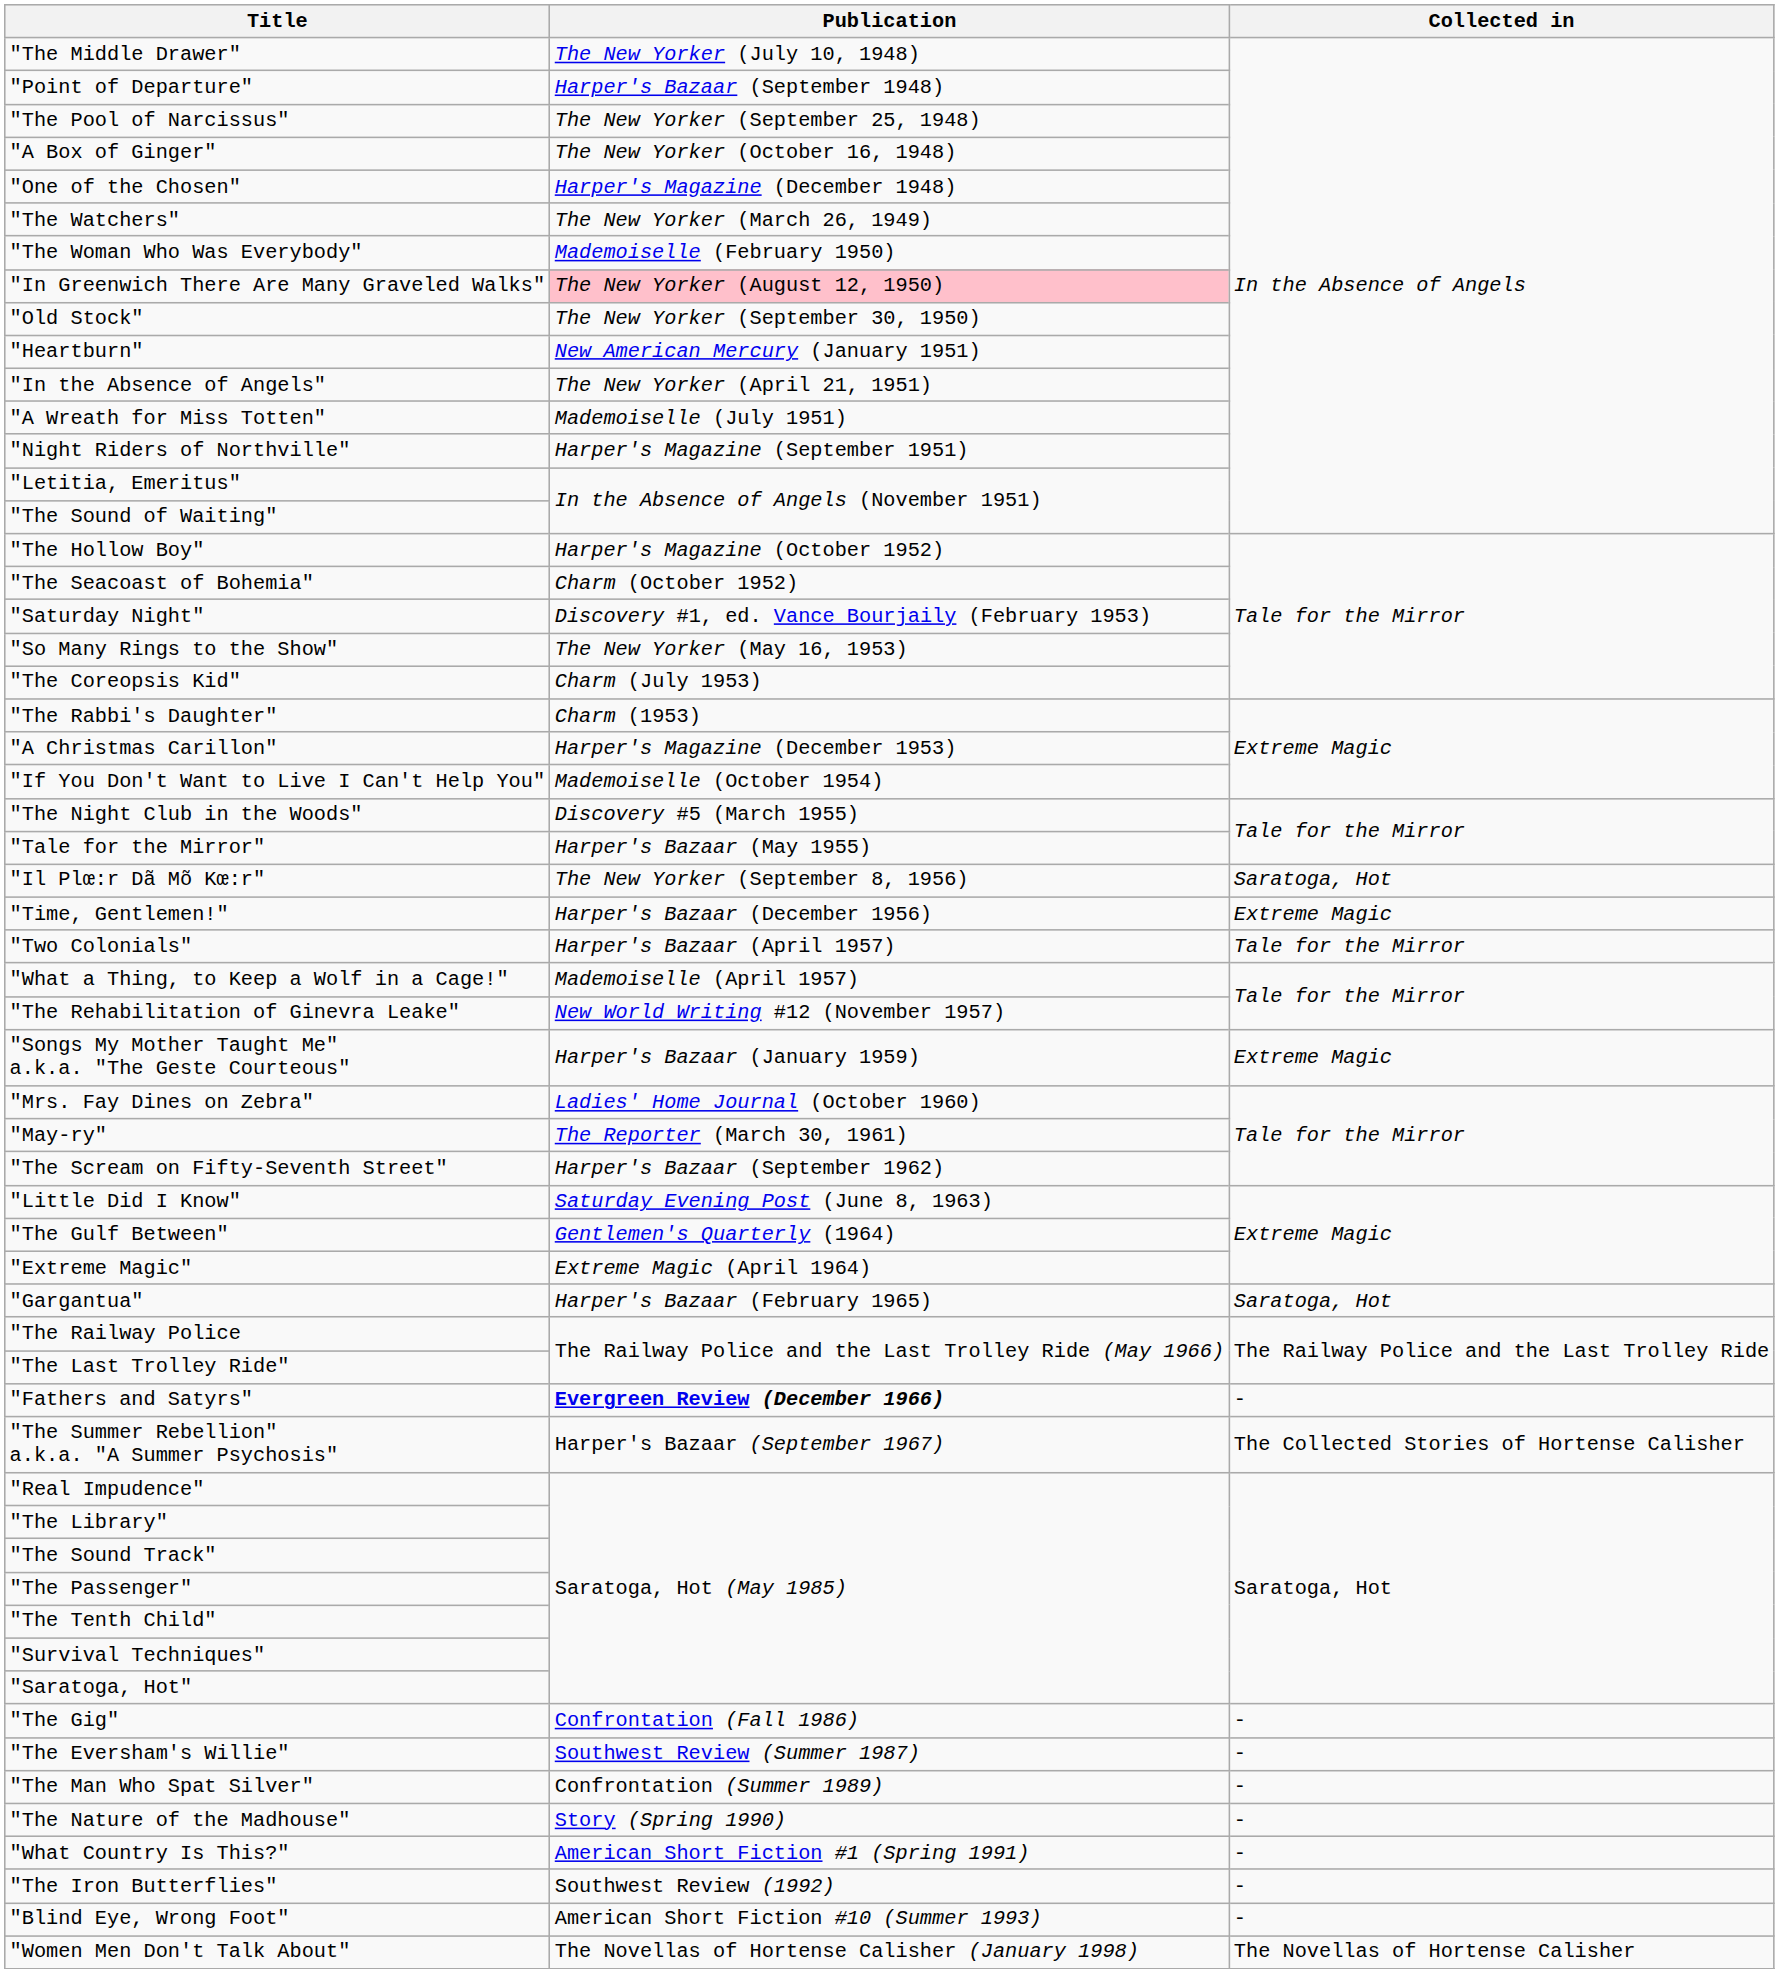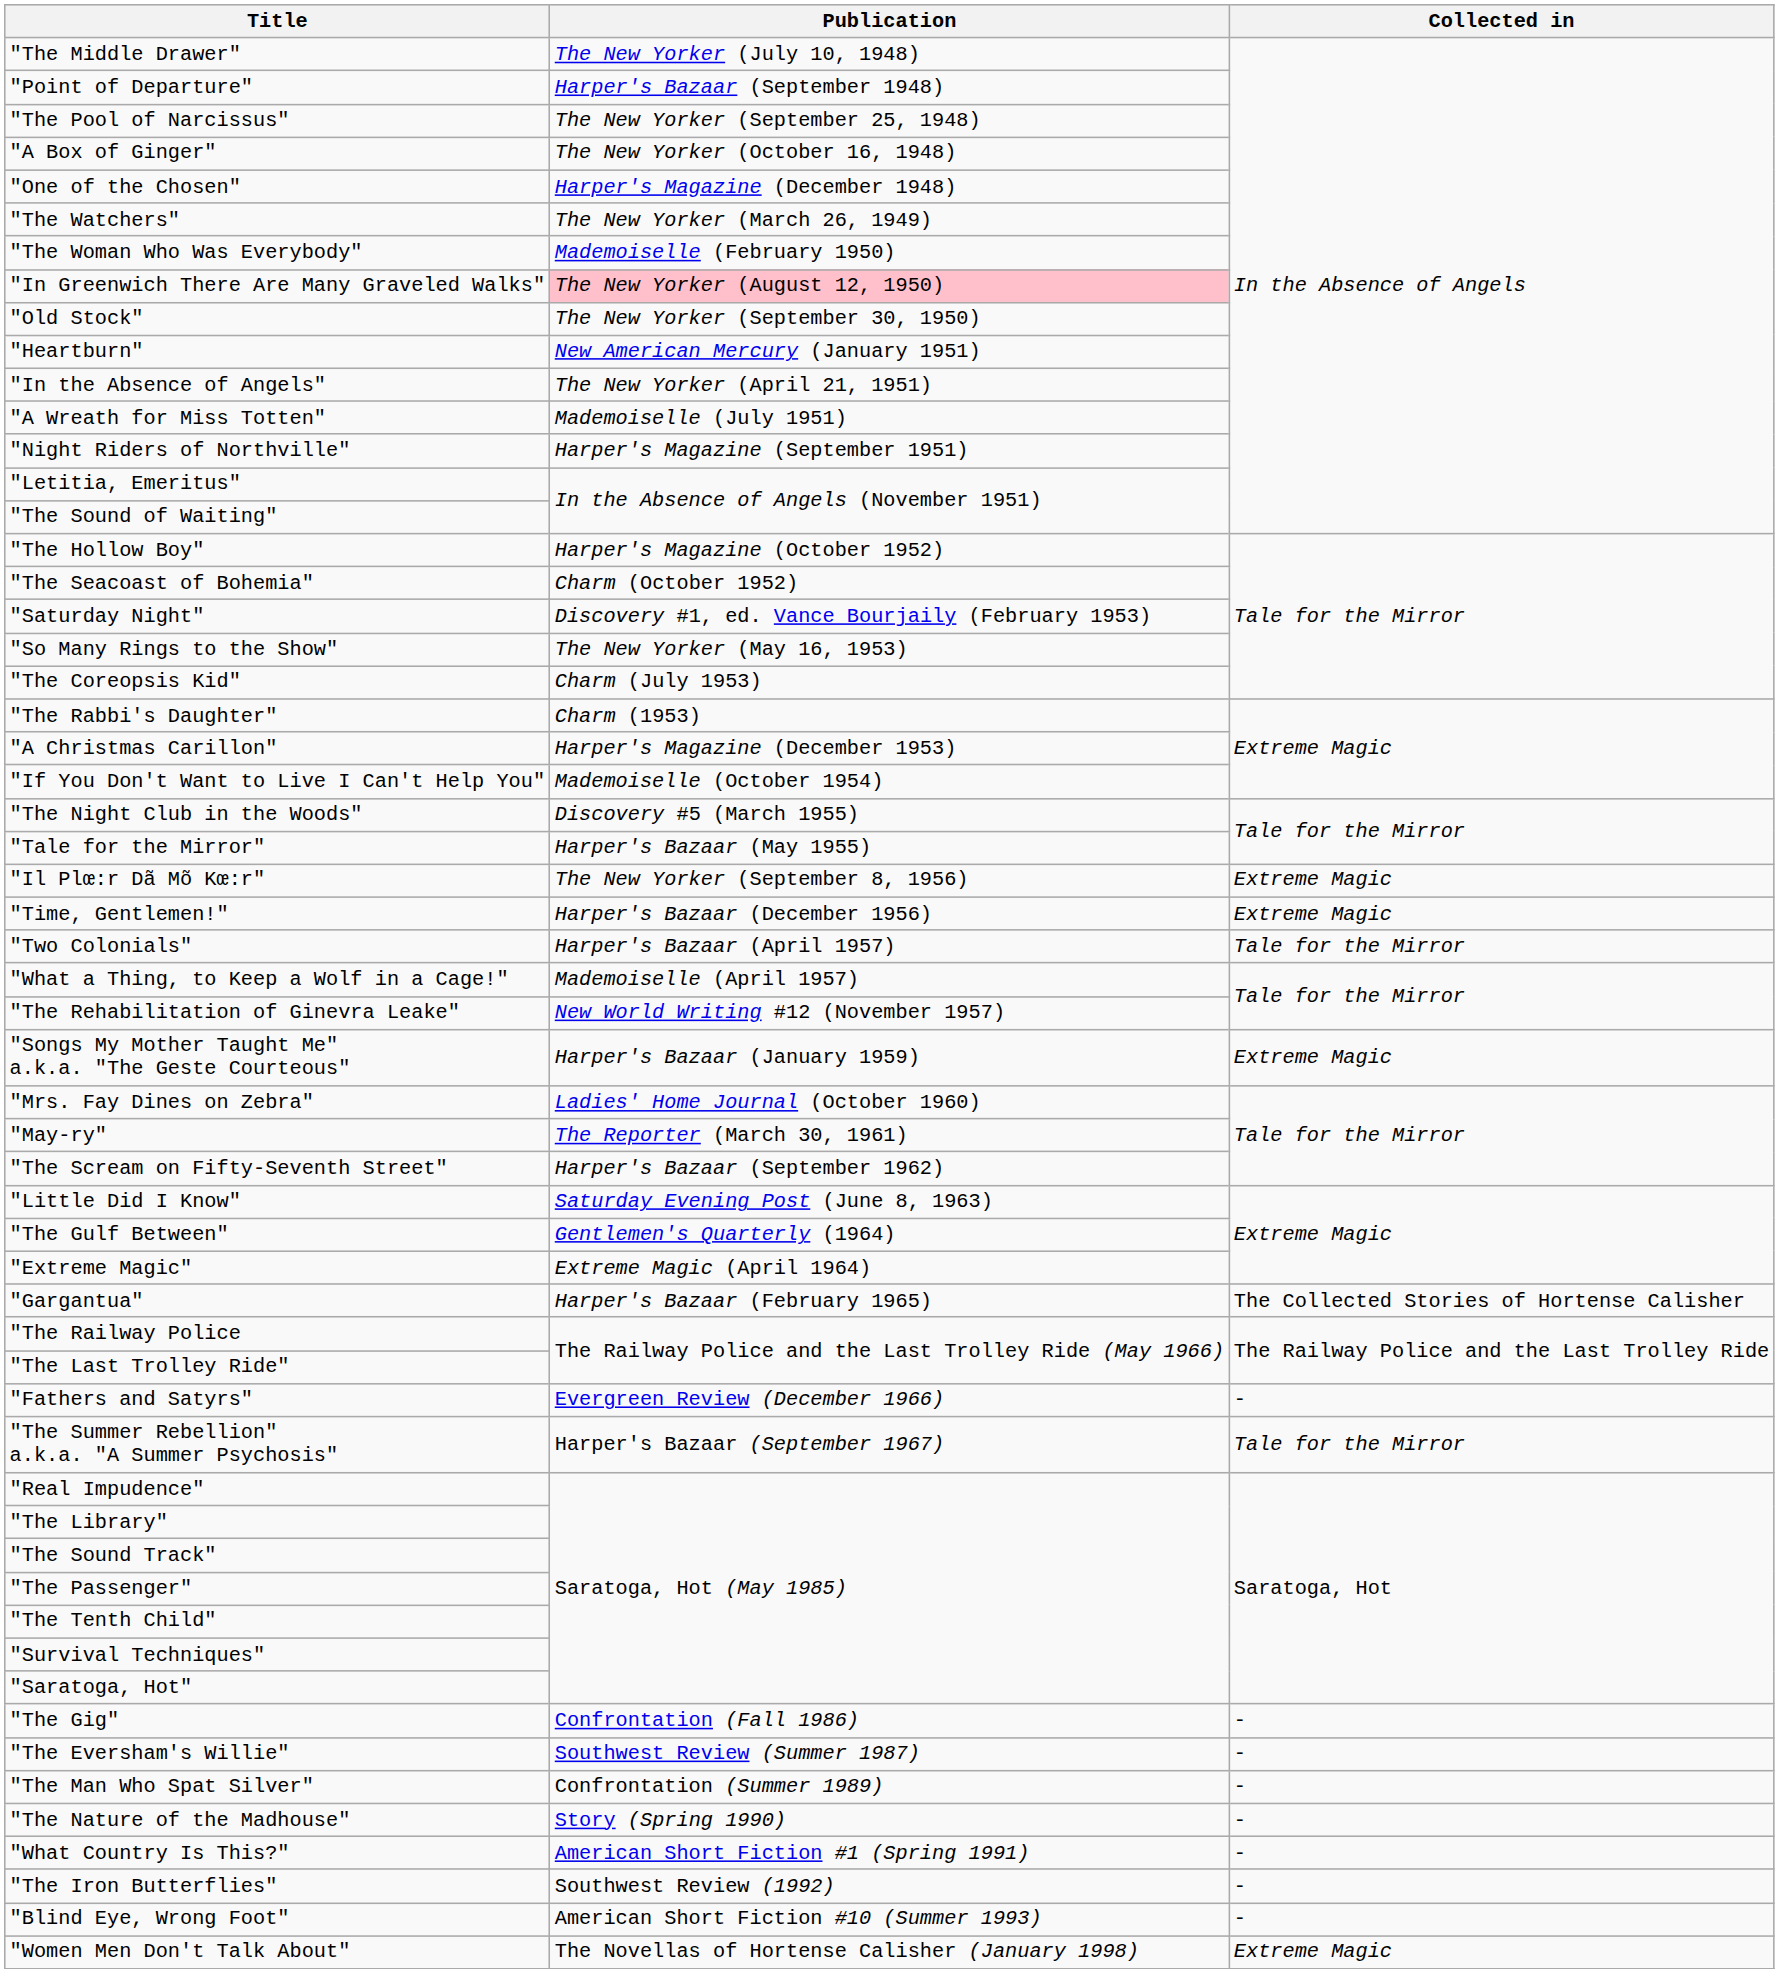(1313, 881) Saratoga, Hot -> (1313, 881) Extreme Magic
(1313, 1301) Saratoga, Hot -> (1489, 1301) The Collected Stories of Hortense Calisher
(749, 1400) bold -> (749, 1400) normal
(1489, 1445) The Collected Stories of Hortense Calisher -> (1349, 1445) Tale for the Mirror
(1435, 1952) The Novellas of Hortense Calisher -> (1313, 1952) Extreme Magic
